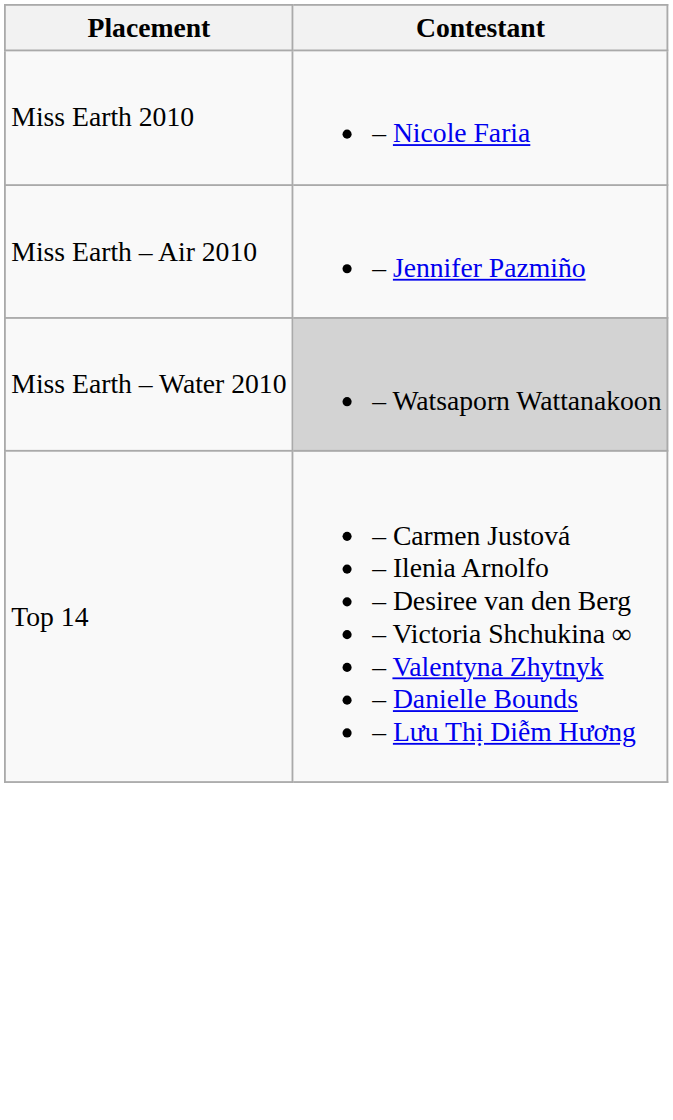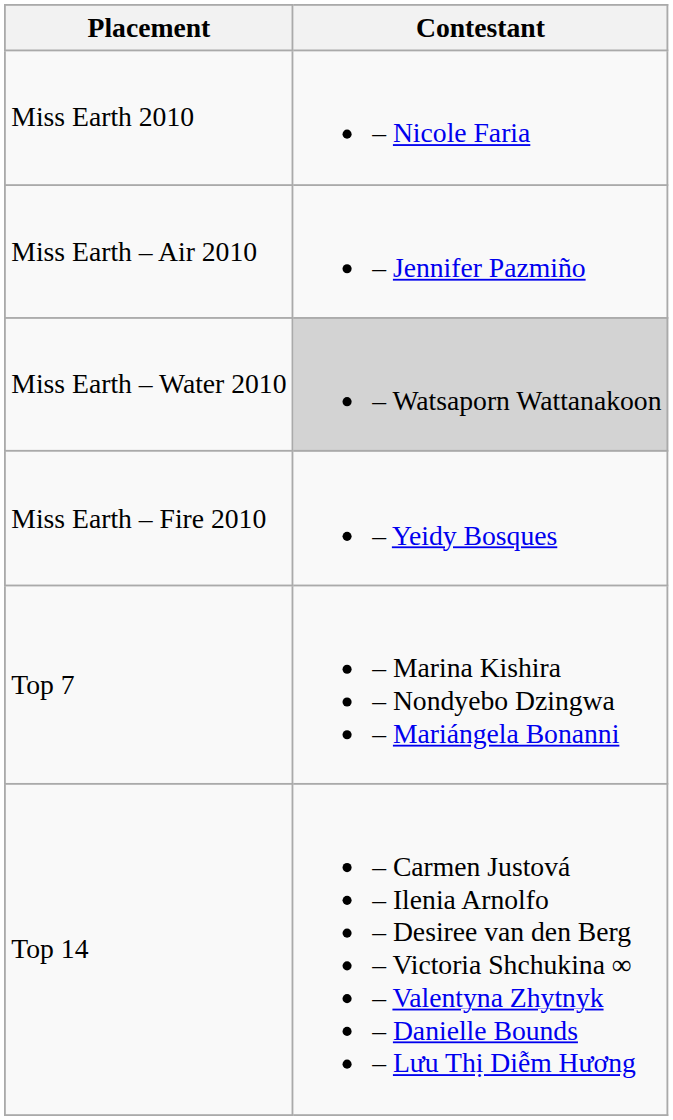+ row: (139, 518)
+ row: (43, 684)
